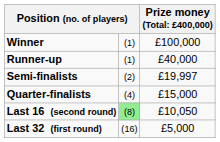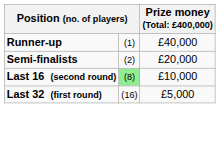- row: (25, 42)
(178, 77) £19,997 -> (178, 59) £20,000
- row: (49, 94)
(178, 111) £10,050 -> (178, 77) £10,000
